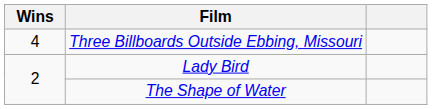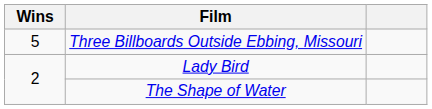(35, 41) 4 -> (35, 41) 5
